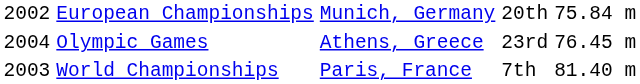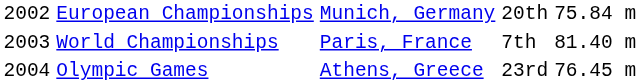rows swapped: (168, 71) <-> (132, 42)
